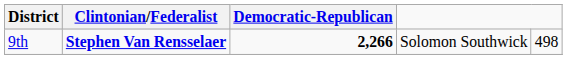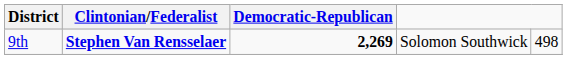(375, 41) 2,266 -> (375, 41) 2,269
